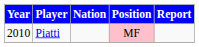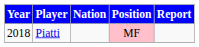(19, 33) 2010 -> (19, 33) 2018
